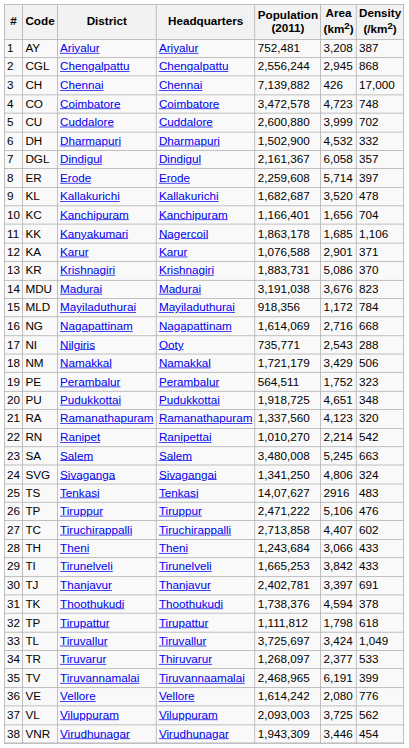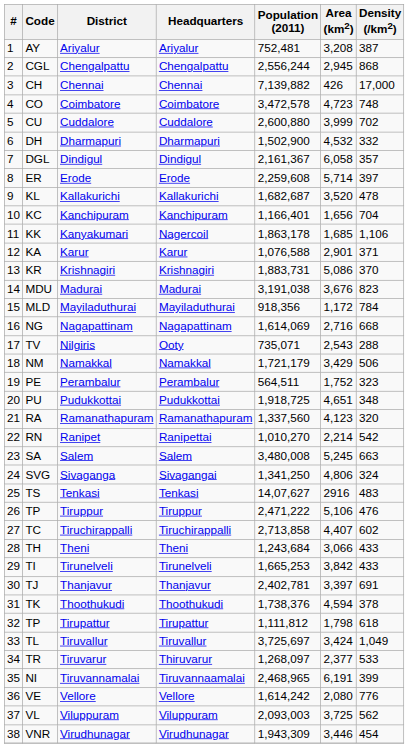(31, 344) NI -> (33, 344) TV
(279, 344) 735,771 -> (279, 344) 735,071
(33, 678) TV -> (31, 678) NI
